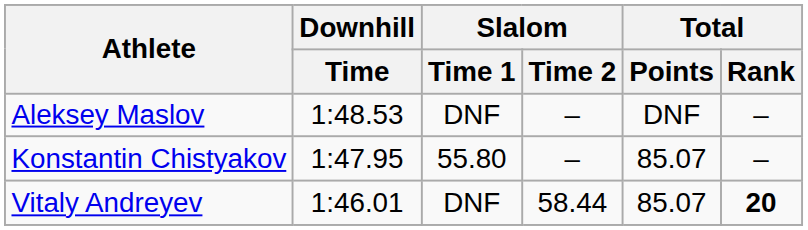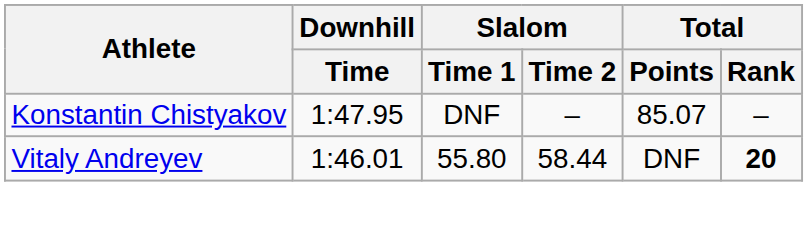- row: (108, 115)
(472, 159) 55.80 -> (472, 115) DNF
(472, 203) DNF -> (472, 159) 55.80
(672, 203) 85.07 -> (672, 159) DNF
